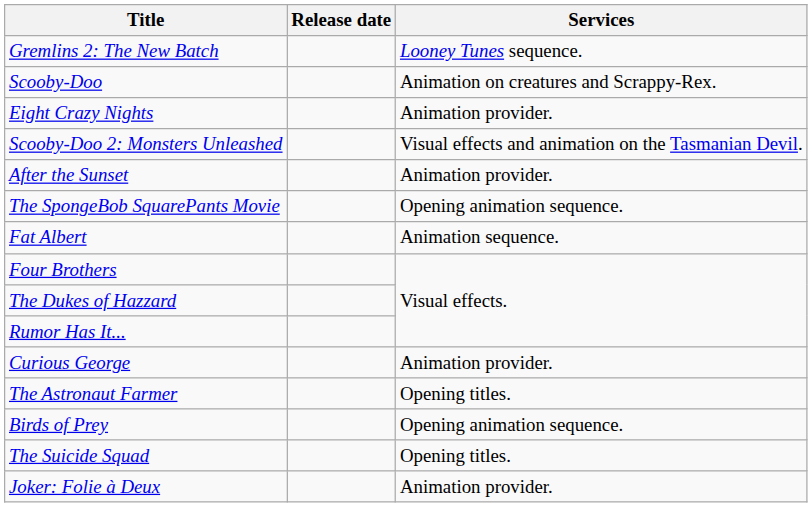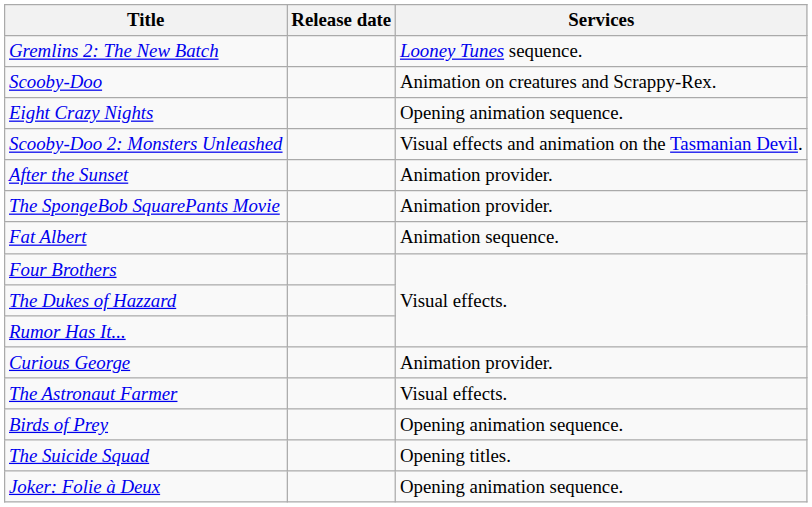(476, 113) Animation provider. -> (512, 113) Opening animation sequence.
(512, 206) Opening animation sequence. -> (476, 206) Animation provider.
(455, 393) Opening titles. -> (454, 393) Visual effects.
(476, 486) Animation provider. -> (512, 486) Opening animation sequence.
